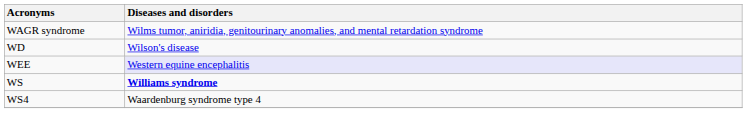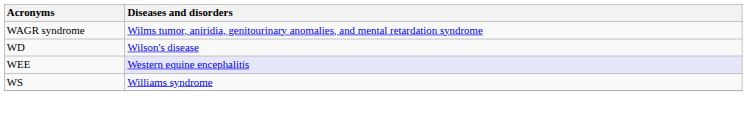(172, 82) bold -> (170, 82) normal
- row: (18, 99)
